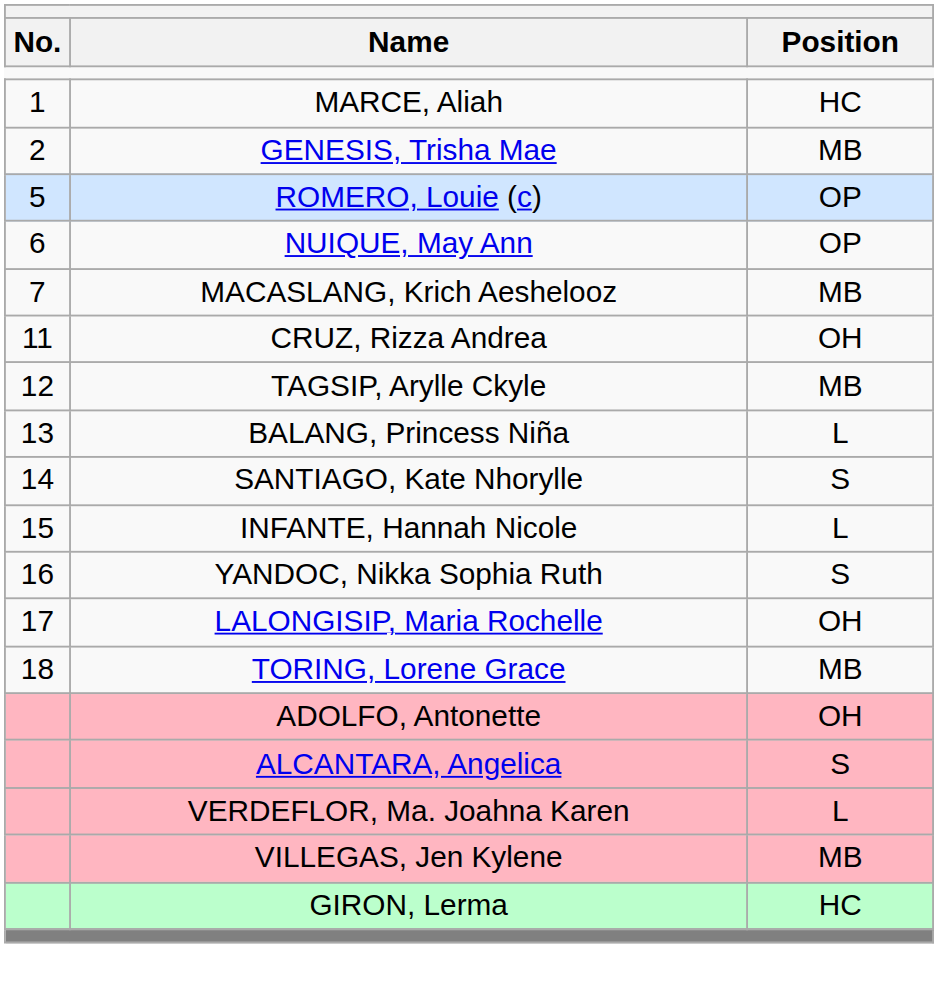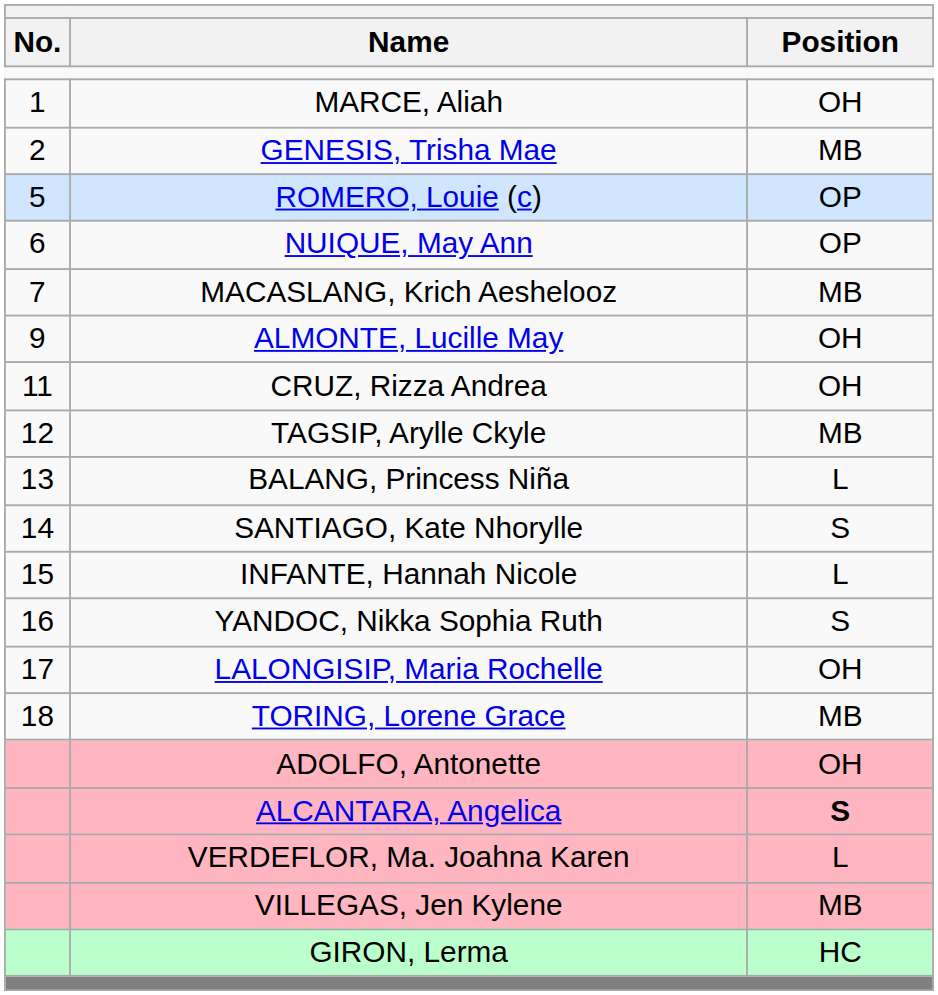(840, 102) HC -> (840, 102) OH
+ row: (37, 338)
(840, 763) normal -> (840, 810) bold
